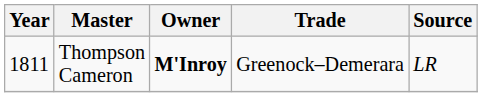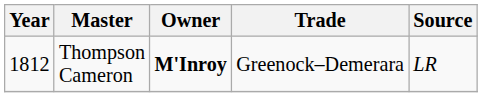(29, 63) 1811 -> (29, 63) 1812
